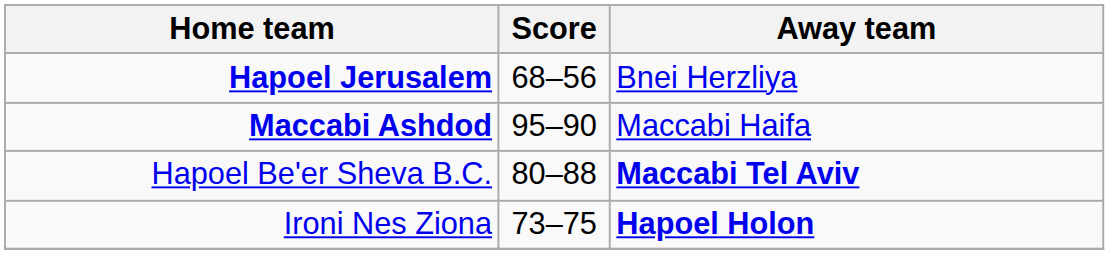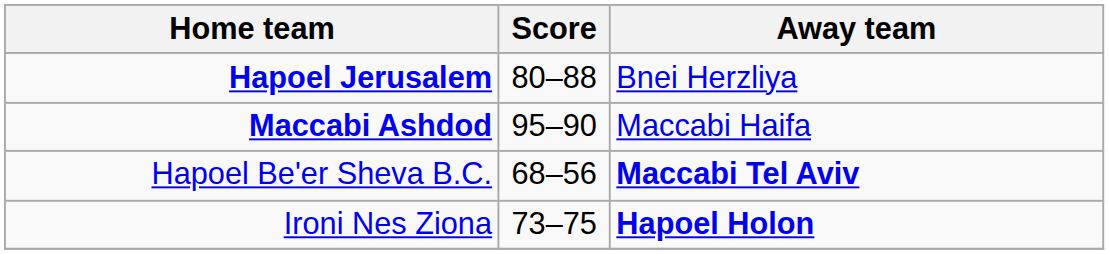(554, 77) 68–56 -> (554, 77) 80–88
(554, 175) 80–88 -> (554, 175) 68–56
